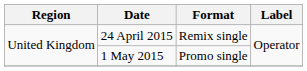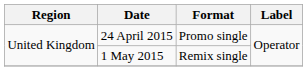(213, 35) Remix single -> (213, 35) Promo single
(213, 55) Promo single -> (213, 55) Remix single
